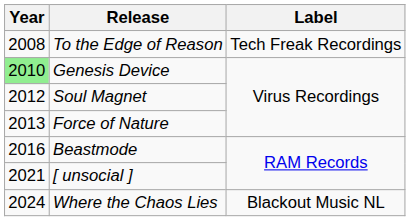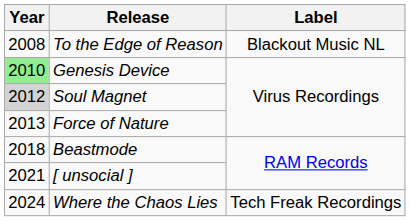(316, 44) Tech Freak Recordings -> (316, 44) Blackout Music NL
(27, 96) no background -> (27, 96) lightgrey background
(27, 149) 2016 -> (27, 149) 2018
(316, 202) Blackout Music NL -> (316, 202) Tech Freak Recordings
